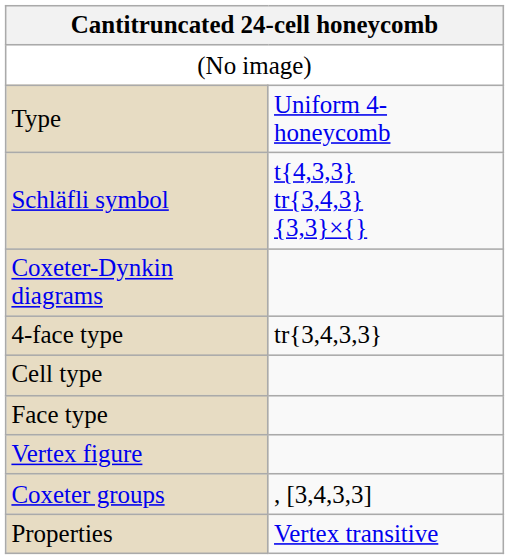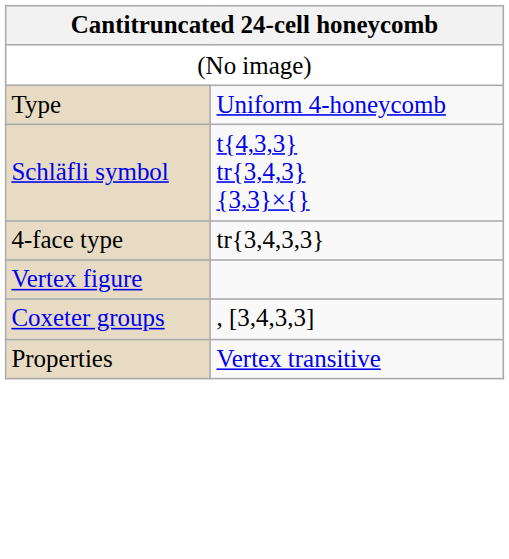- row: (92, 281)
- row: (57, 375)
- row: (60, 414)
